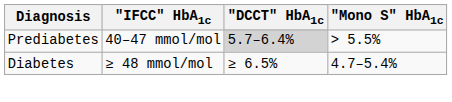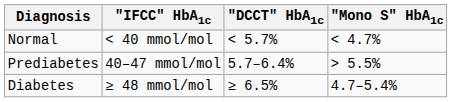+ row: (33, 41)
(261, 41) lightgrey background -> (261, 63) no background
